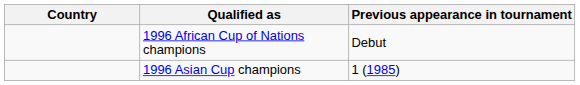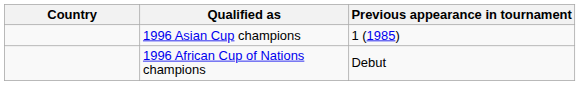rows swapped: (224, 42) <-> (222, 70)
